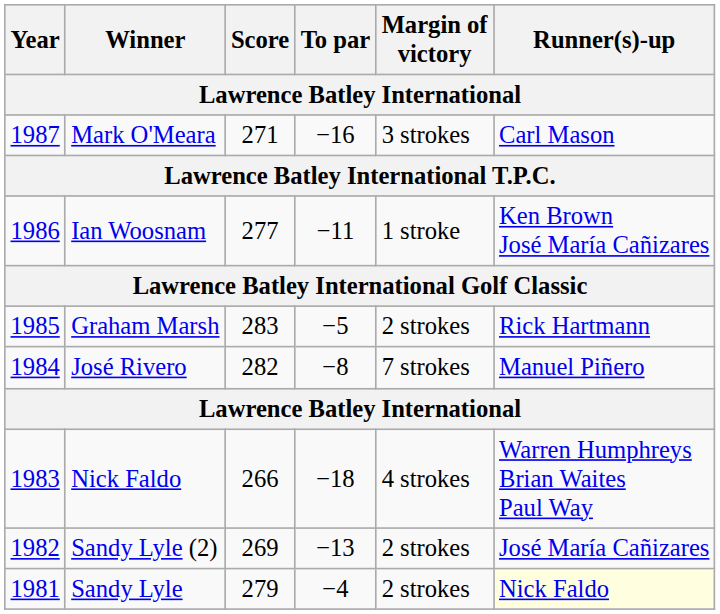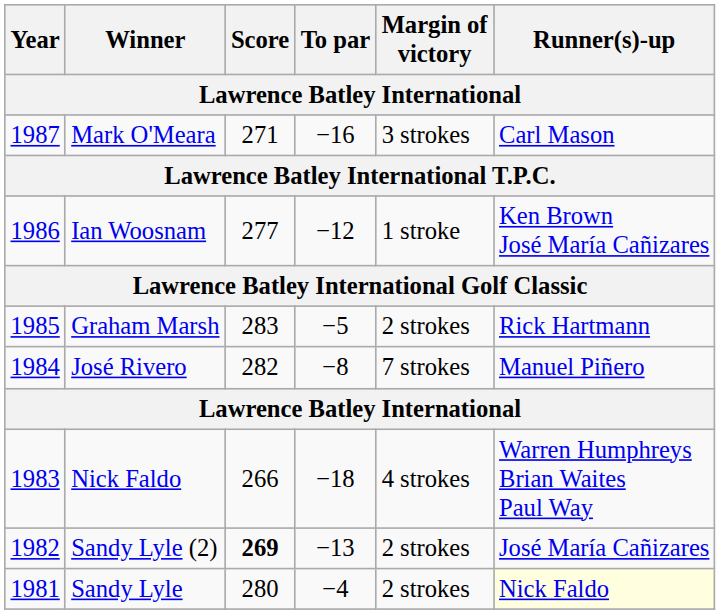(335, 231) −11 -> (335, 231) −12
(260, 547) normal -> (260, 547) bold
(260, 588) 279 -> (260, 588) 280
